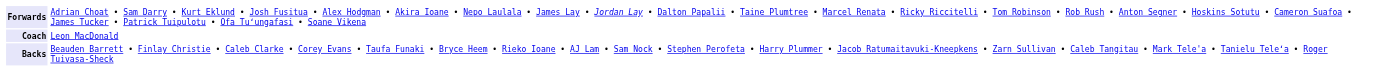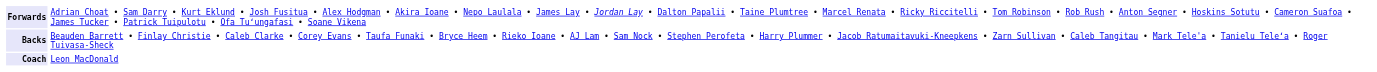rows swapped: (34, 54) <-> (34, 36)
